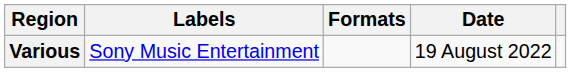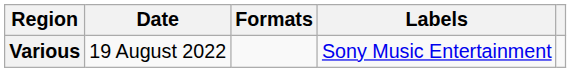columns swapped: (483, 20) <-> (204, 20)
